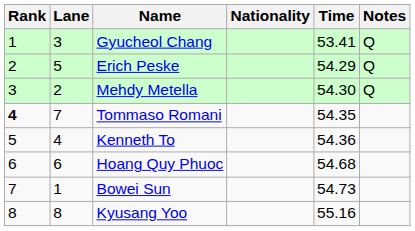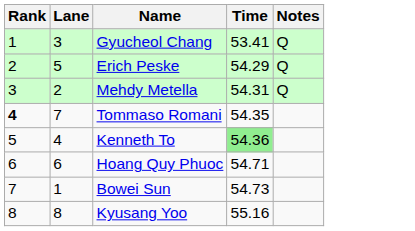- column: (270, 16)
(336, 90) 54.30 -> (250, 90) 54.31
(336, 139) no background -> (250, 139) lightgreen background
(336, 164) 54.68 -> (250, 164) 54.71
